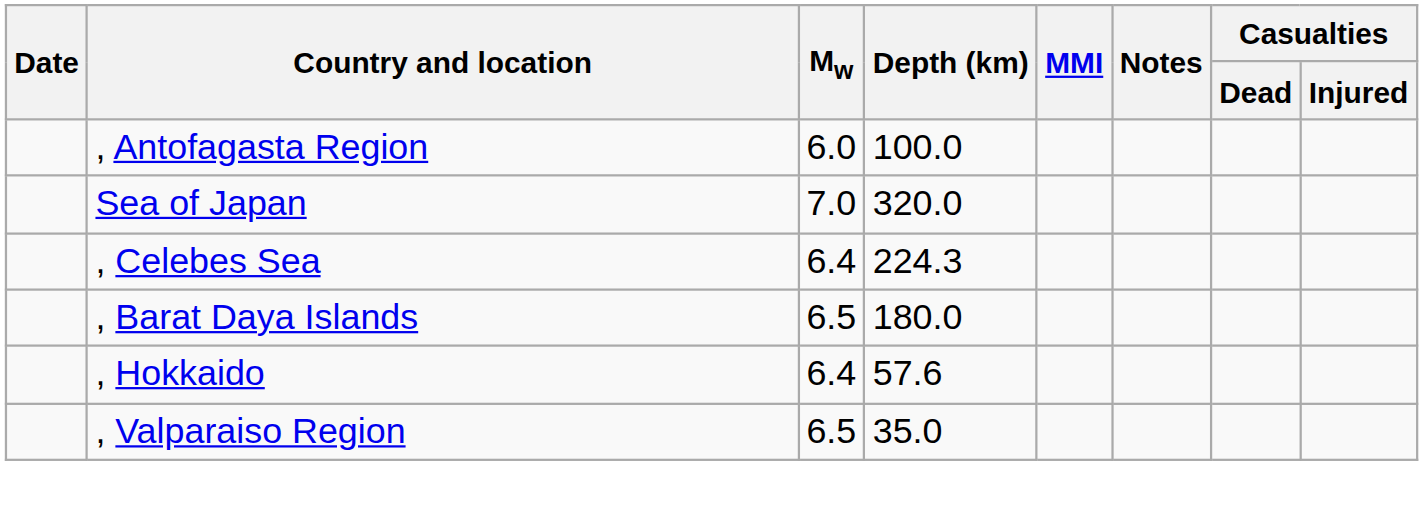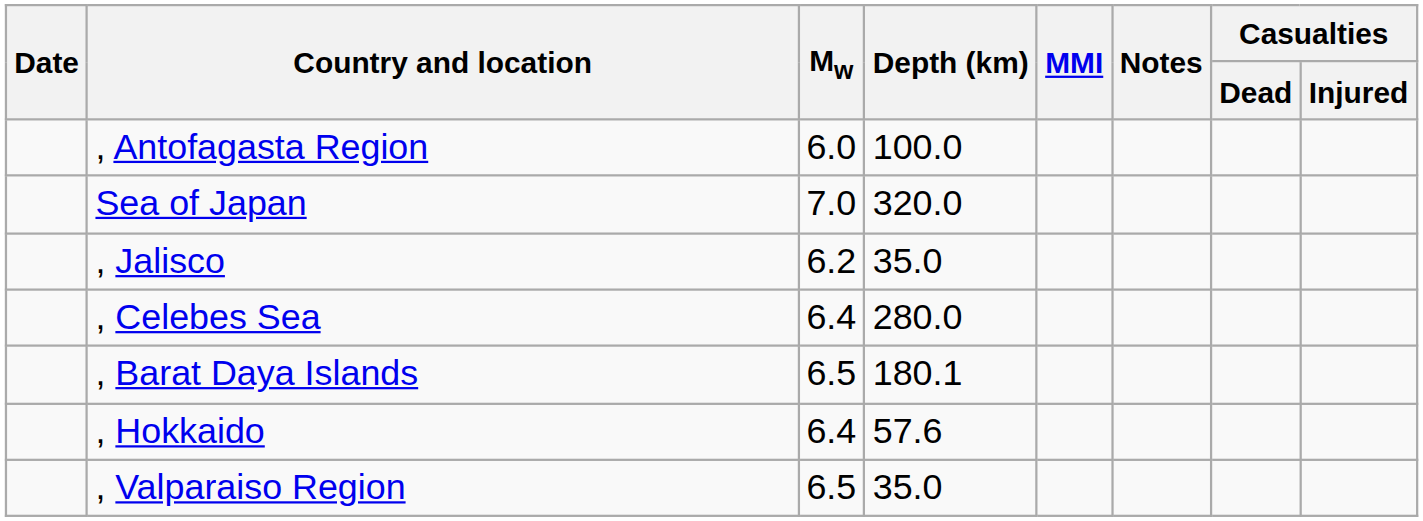+ row: (160, 260)
(918, 260) 224.3 -> (918, 317) 280.0
(918, 317) 180.0 -> (918, 373) 180.1
